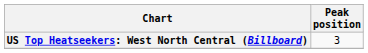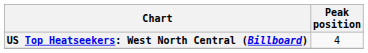(337, 40) 3 -> (337, 40) 4
